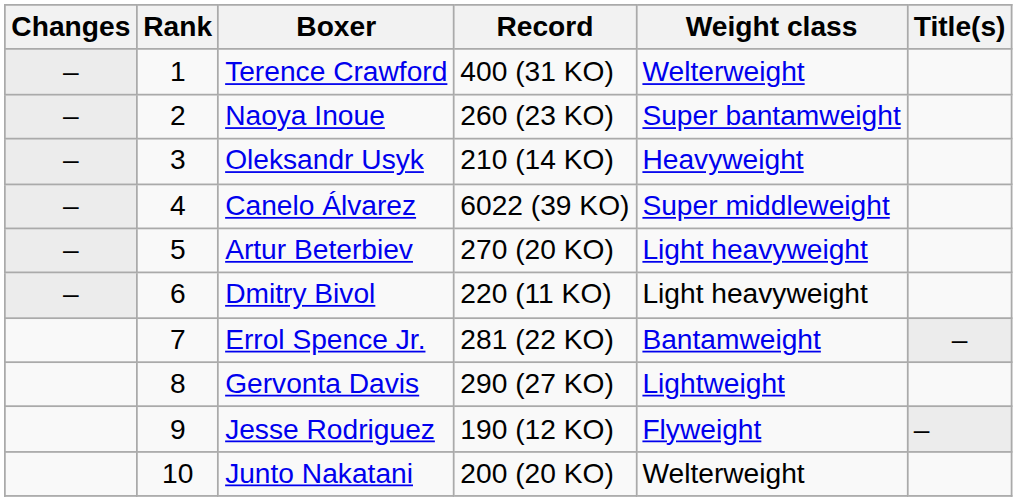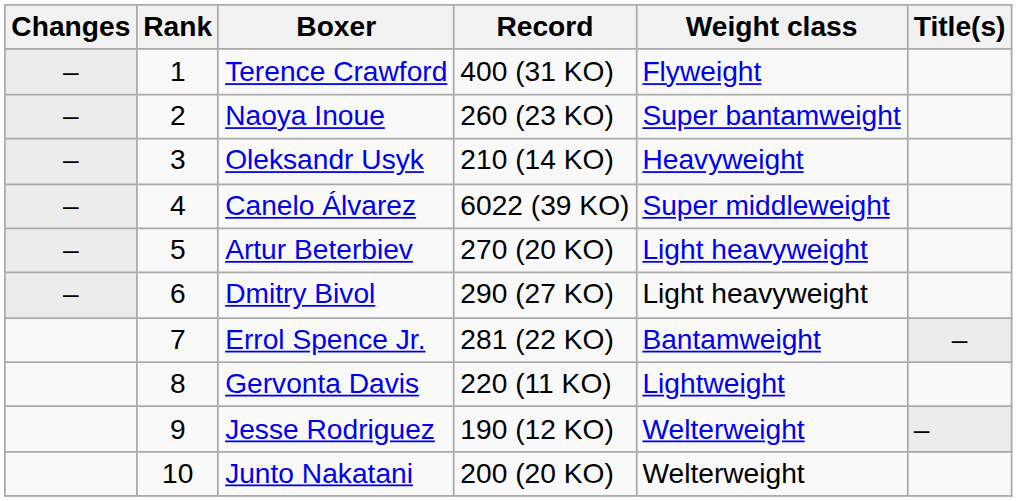(724, 71) Welterweight -> (702, 71) Flyweight
(536, 294) 220 (11 KO) -> (537, 294) 290 (27 KO)
(537, 384) 290 (27 KO) -> (536, 384) 220 (11 KO)
(702, 428) Flyweight -> (724, 428) Welterweight
